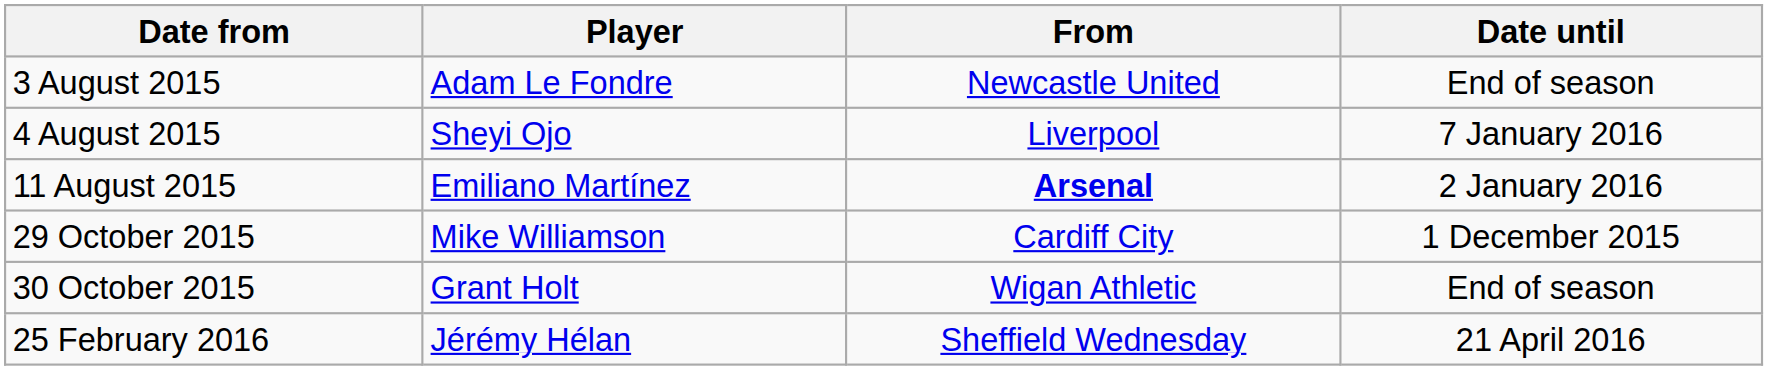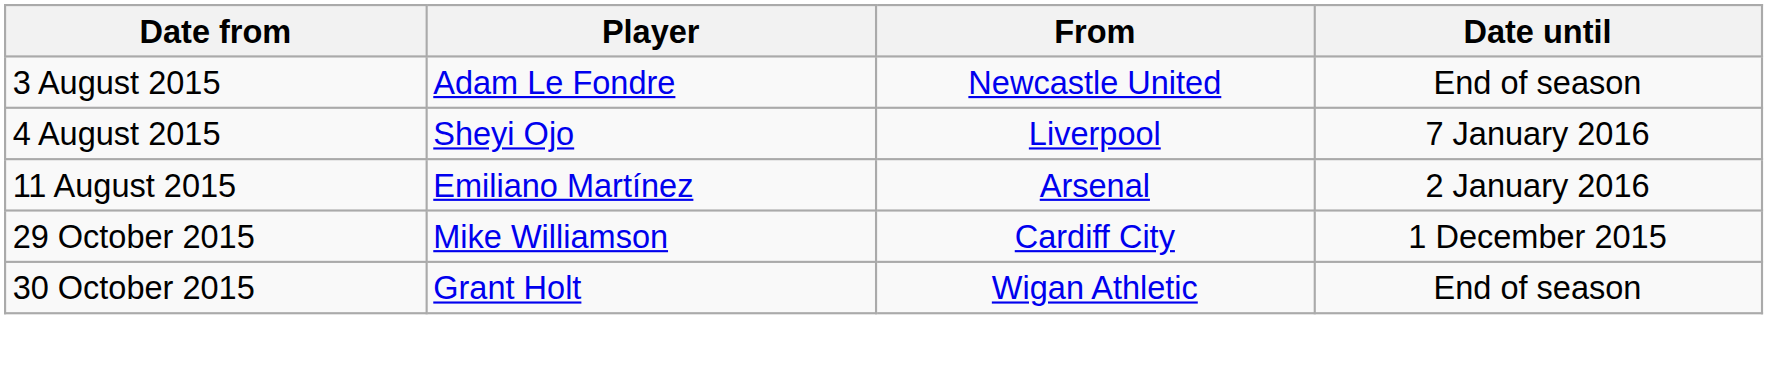(1093, 185) bold -> (1095, 185) normal
- row: (141, 340)
